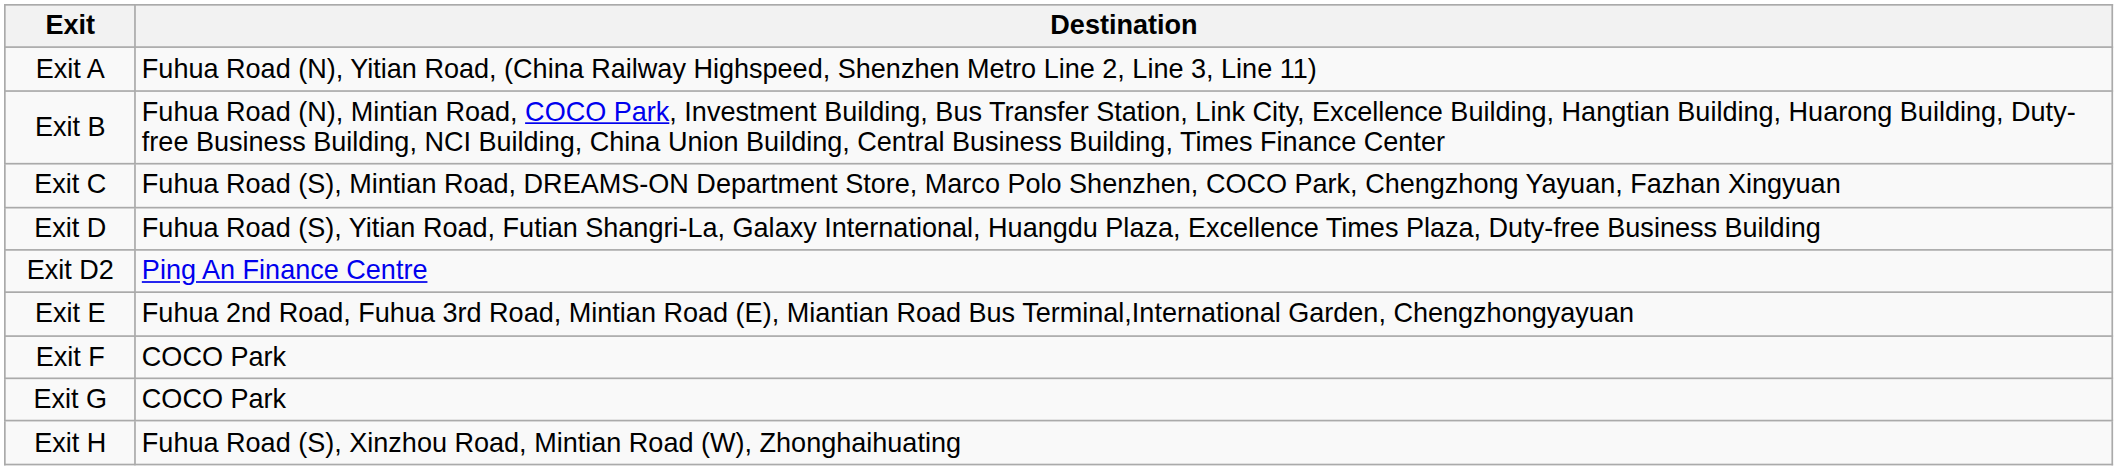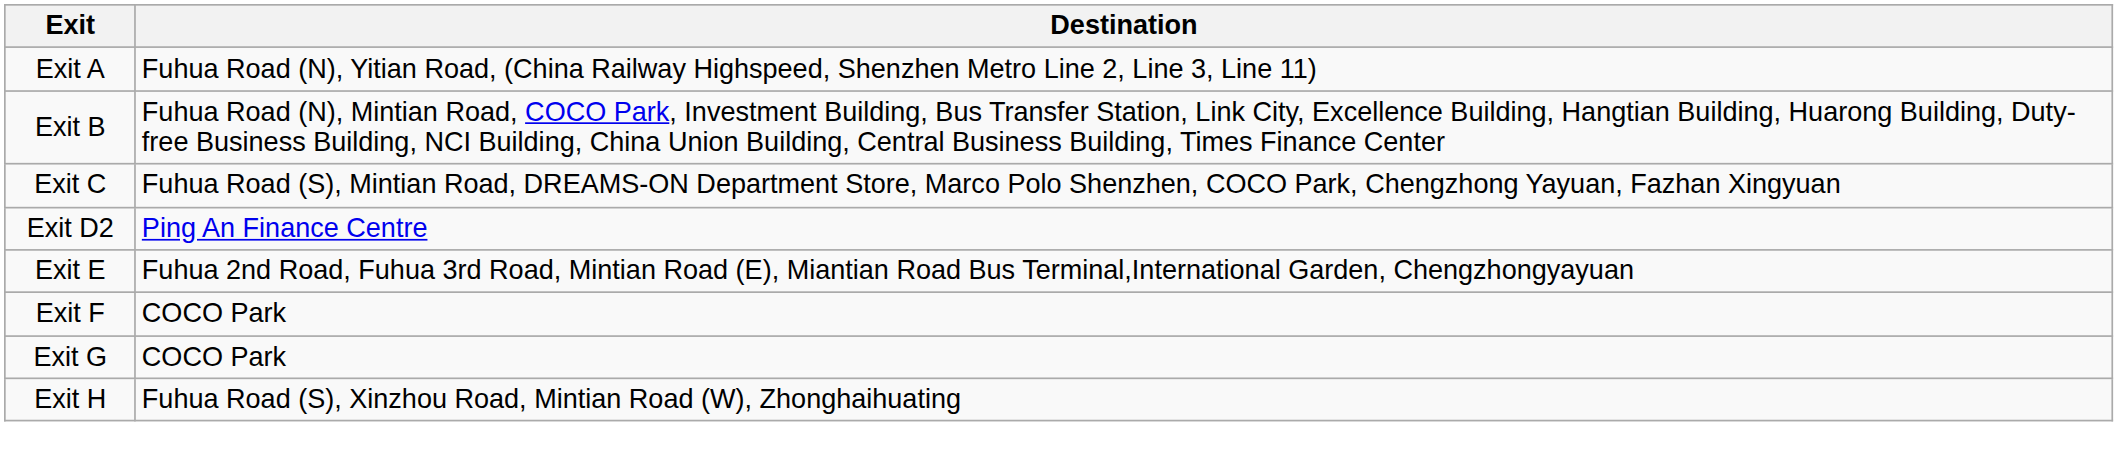- row: (70, 227)
